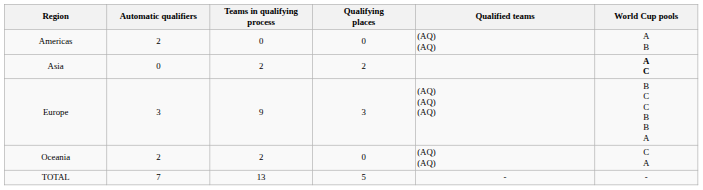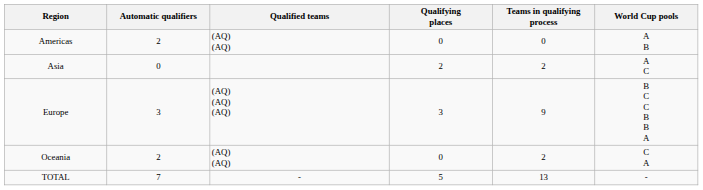columns swapped: (261, 17) <-> (505, 17)
(646, 67) bold -> (646, 67) normal
